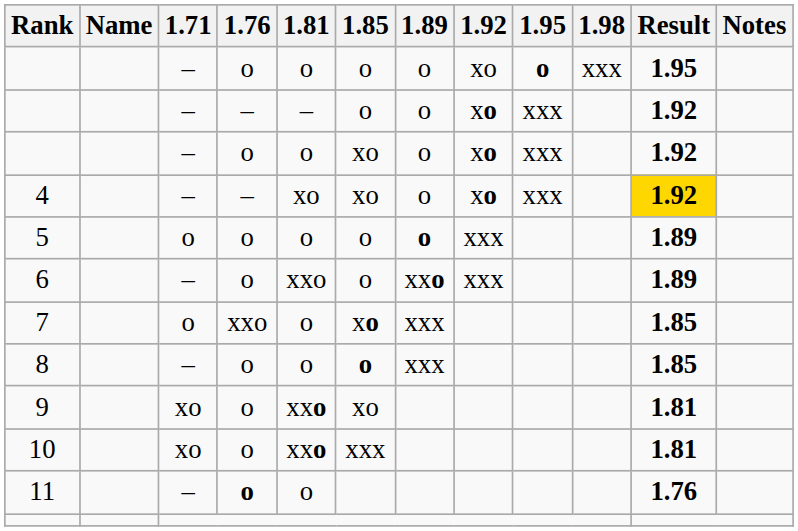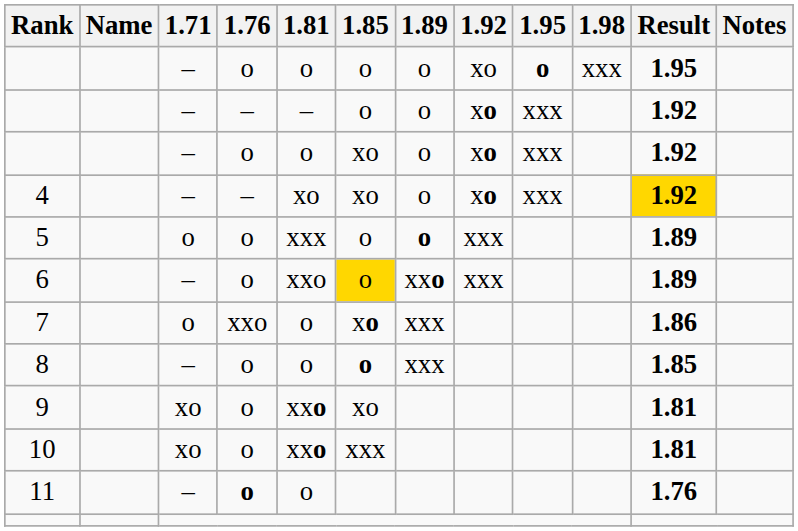(306, 237) o -> (306, 237) xxx
(365, 279) no background -> (365, 279) gold background
(674, 322) 1.85 -> (674, 322) 1.86
